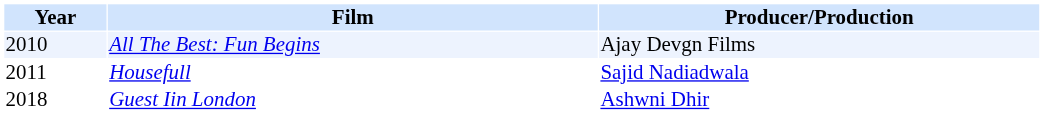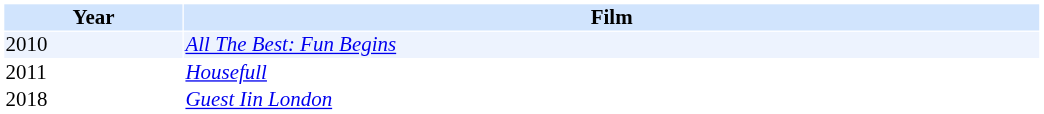- column: (819, 17)
